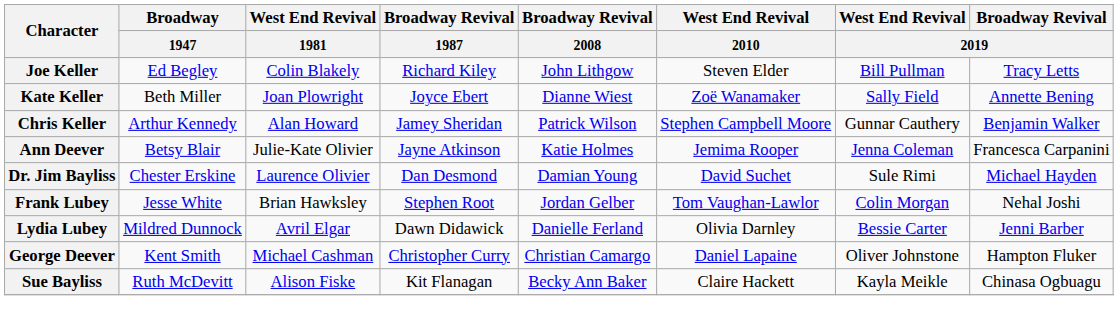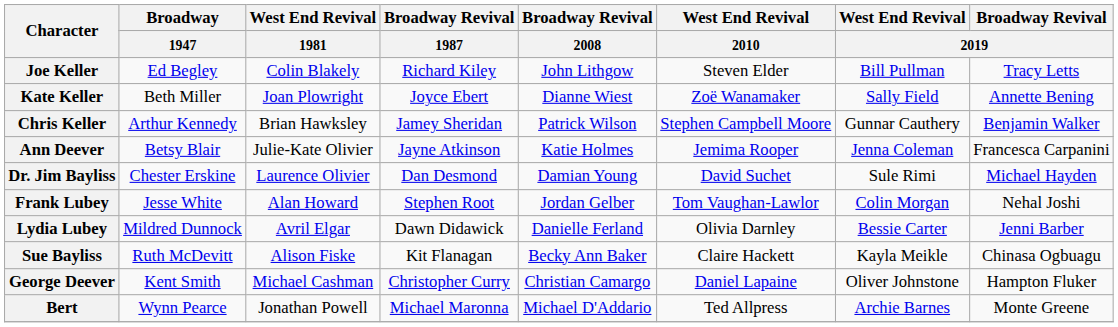(313, 123) Alan Howard -> (313, 123) Brian Hawksley
(313, 202) Brian Hawksley -> (313, 202) Alan Howard
rows swapped: (62, 255) <-> (62, 281)
+ row: (62, 307)
